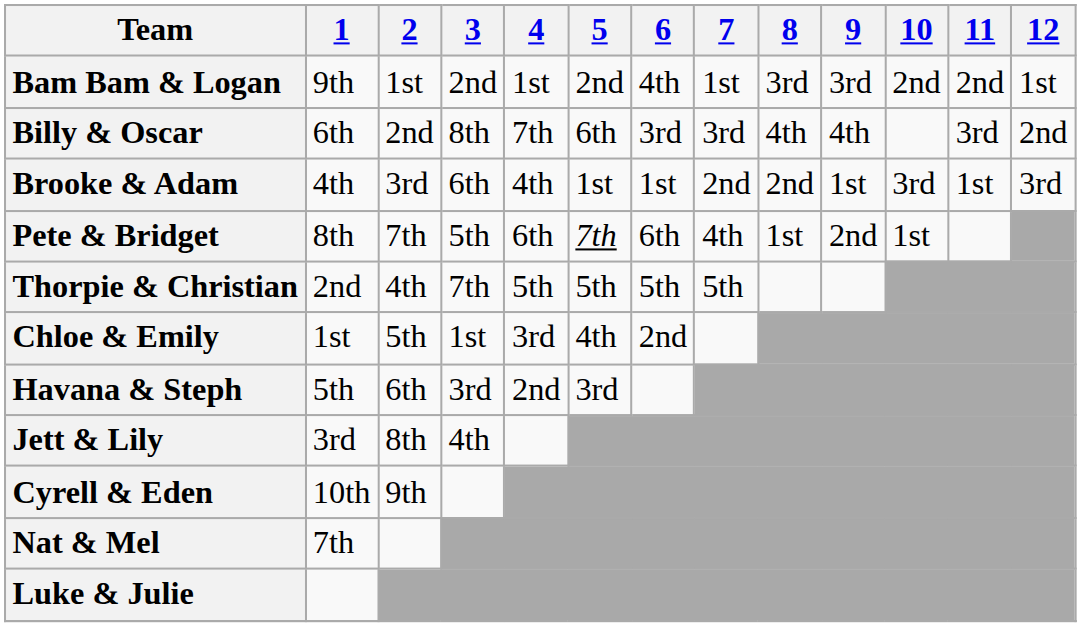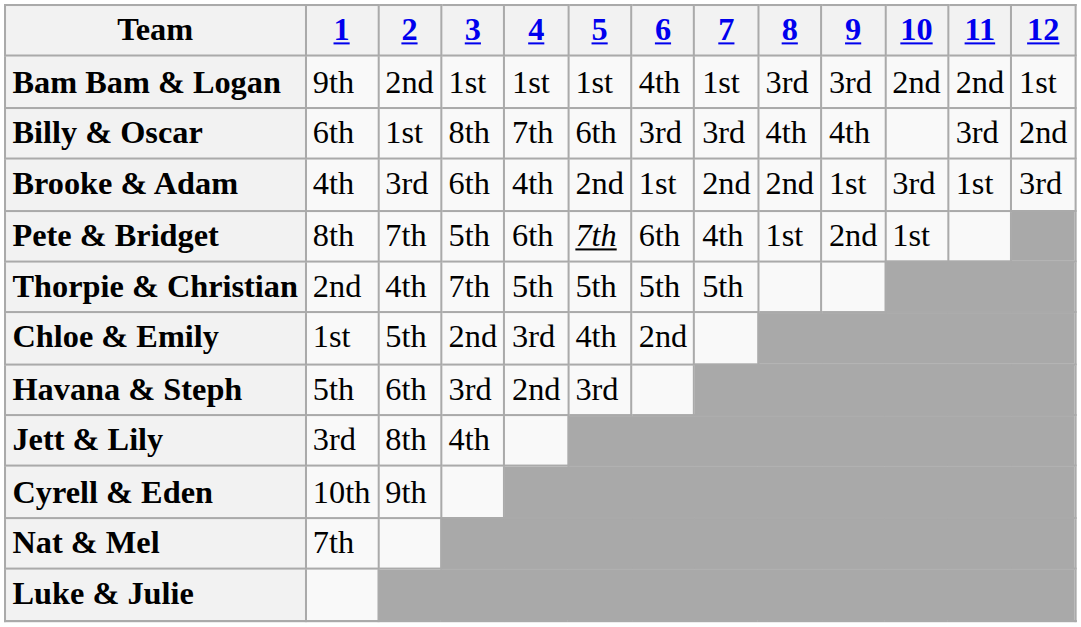(404, 81) 1st -> (409, 81) 2nd
(473, 81) 2nd -> (467, 81) 1st
(600, 81) 2nd -> (594, 81) 1st
(409, 132) 2nd -> (404, 132) 1st
(594, 183) 1st -> (600, 183) 2nd
(467, 337) 1st -> (473, 337) 2nd
